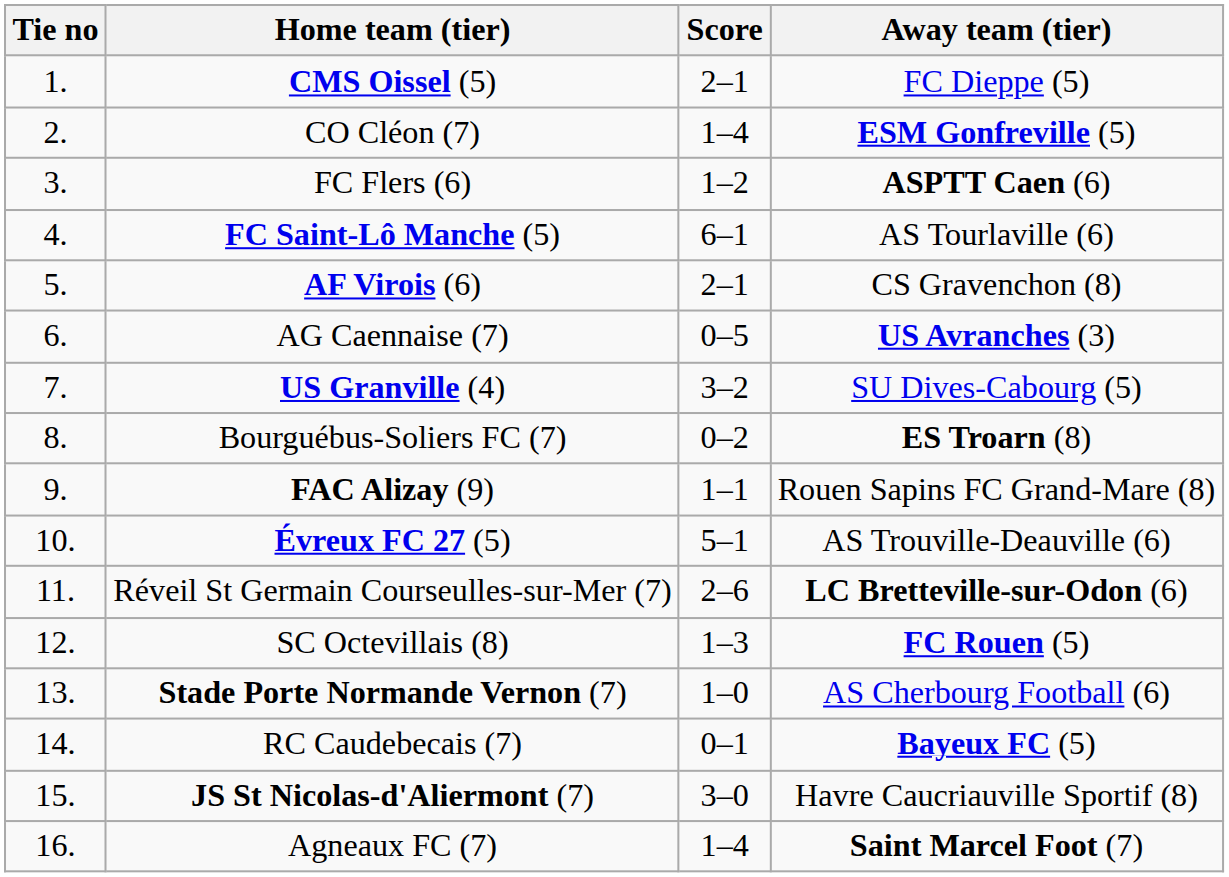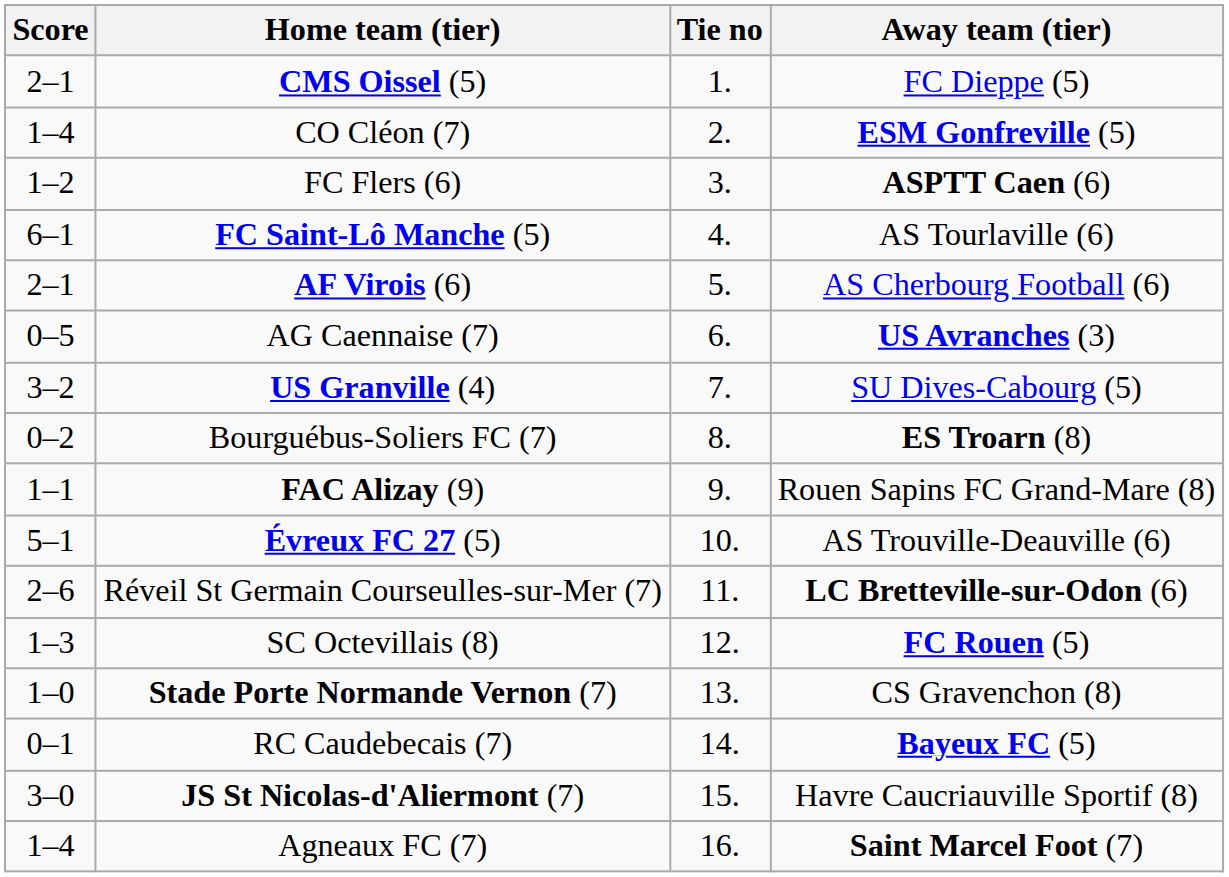columns swapped: (55, 30) <-> (725, 30)
(996, 285) CS Gravenchon (8) -> (997, 285) AS Cherbourg Football (6)
(997, 693) AS Cherbourg Football (6) -> (996, 693) CS Gravenchon (8)
